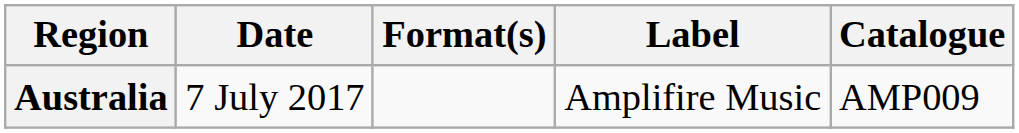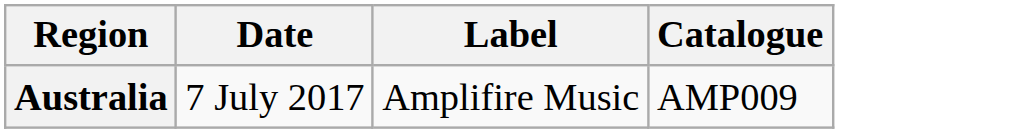- column: (464, 34)
